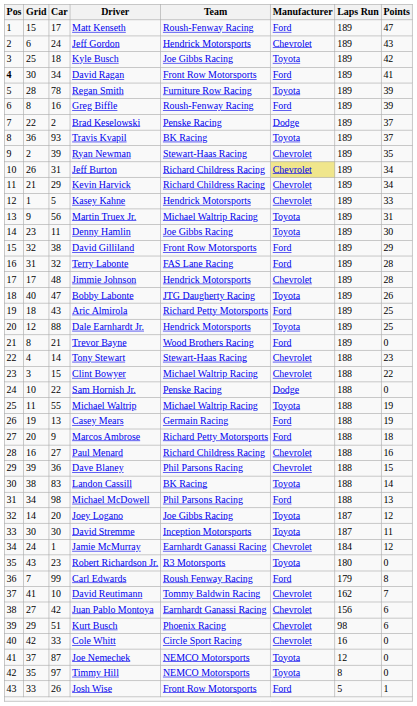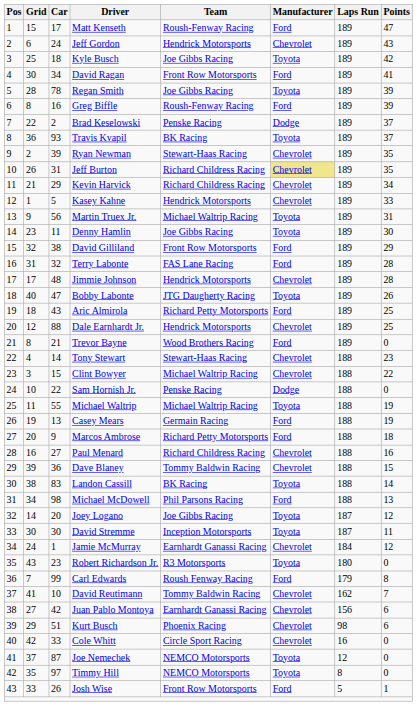(9, 75) bold -> (9, 75) normal
(207, 91) Furniture Row Racing -> (198, 91) Joe Gibbs Racing
(388, 169) 34 -> (388, 169) 35
(286, 327) Toyota -> (292, 327) Chevrolet
(203, 468) Phil Parsons Racing -> (212, 468) Tommy Baldwin Racing
